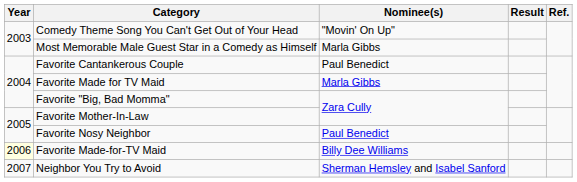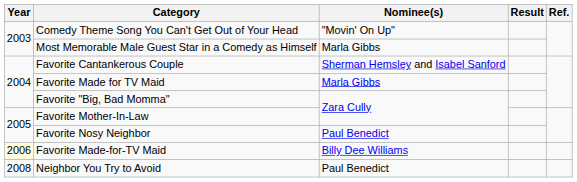(355, 64) Paul Benedict -> (414, 64) Sherman Hemsley and Isabel Sanford
(19, 168) 2007 -> (19, 168) 2008
(414, 168) Sherman Hemsley and Isabel Sanford -> (355, 168) Paul Benedict
